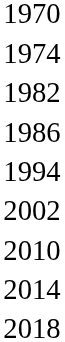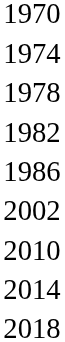+ row: (32, 92)
- row: (32, 171)
